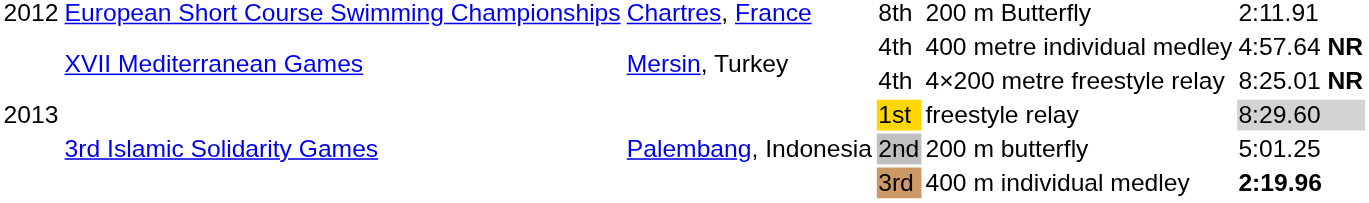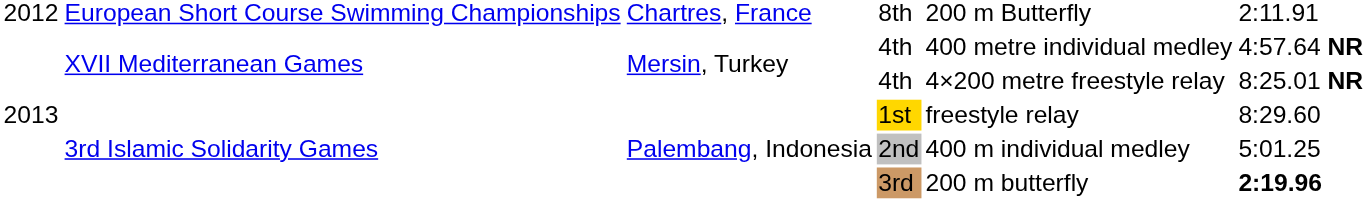(1280, 114) lightgrey background -> (1280, 114) no background
(1007, 148) 200 m butterfly -> (1058, 148) 400 m individual medley
(1058, 182) 400 m individual medley -> (1007, 182) 200 m butterfly
